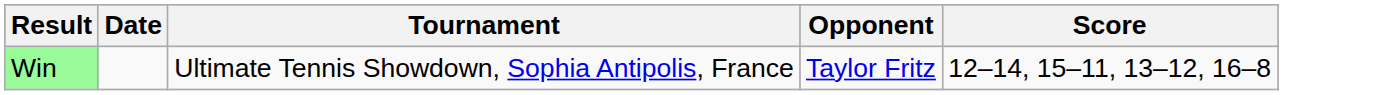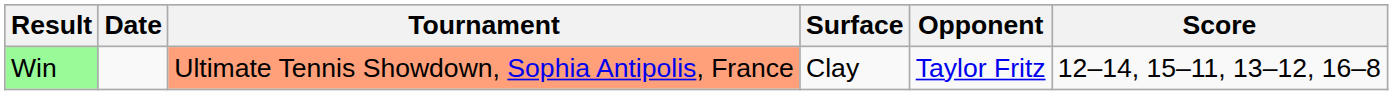+ column: (855, 25)
(484, 67) no background -> (484, 67) lightsalmon background
